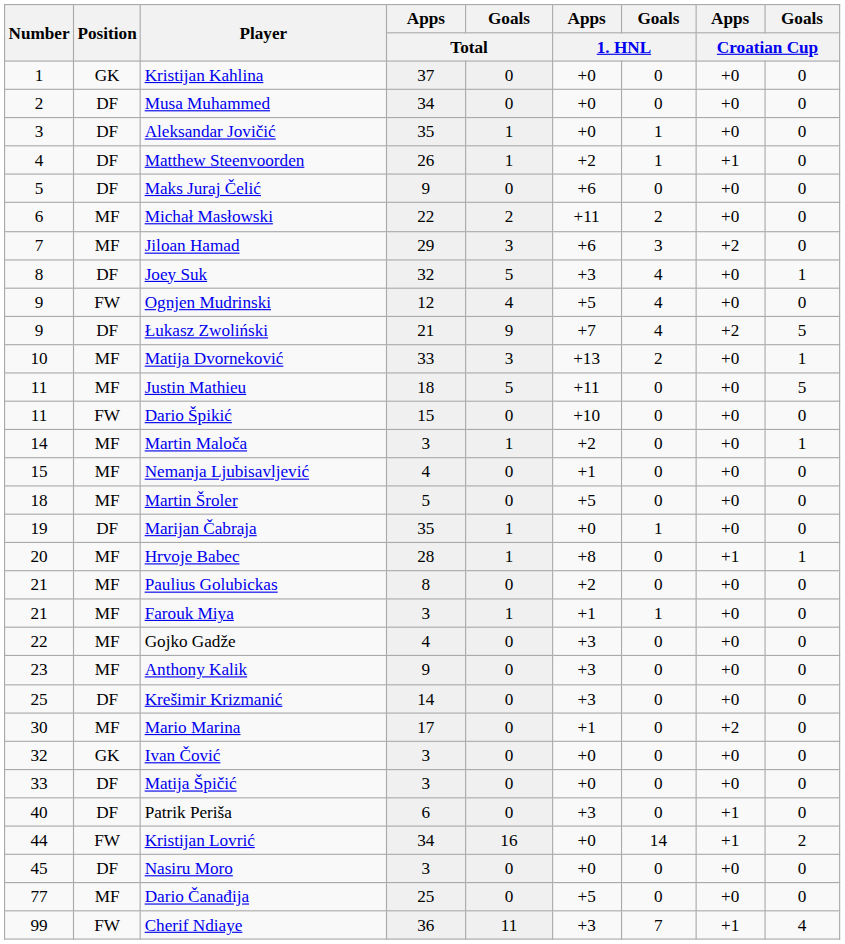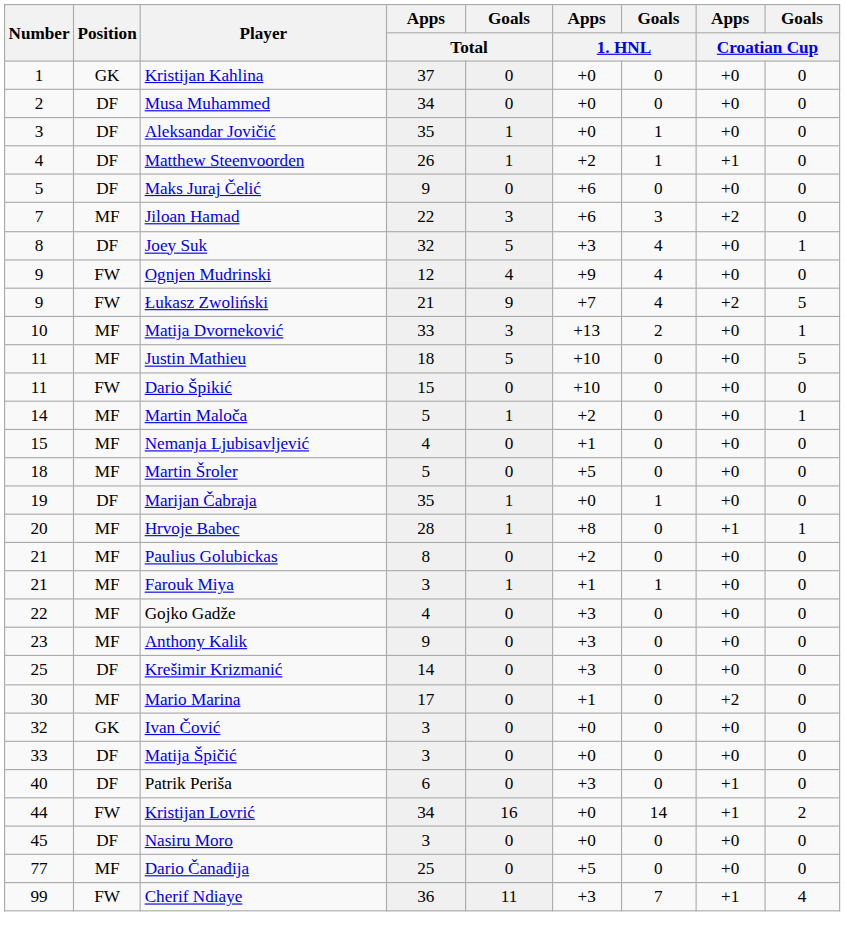- row: (209, 217)
(426, 245) 29 -> (426, 217) 22
(587, 302) +5 -> (587, 273) +9
(107, 330) DF -> (107, 302) FW
(587, 387) +11 -> (587, 358) +10
(426, 443) 3 -> (426, 415) 5
